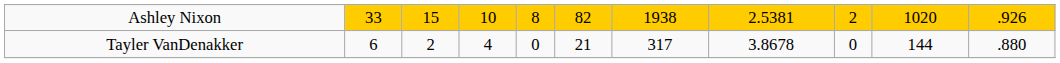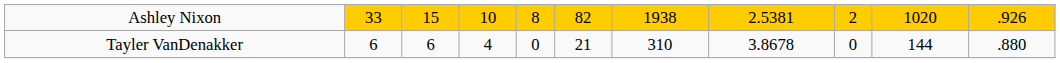(431, 44) 2 -> (431, 44) 6
(660, 44) 317 -> (660, 44) 310
